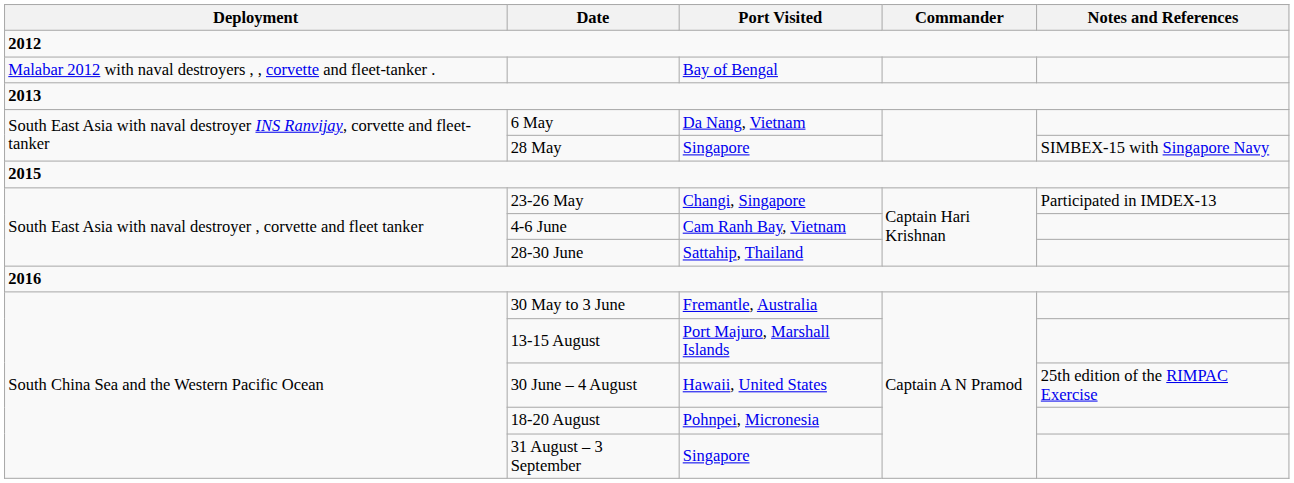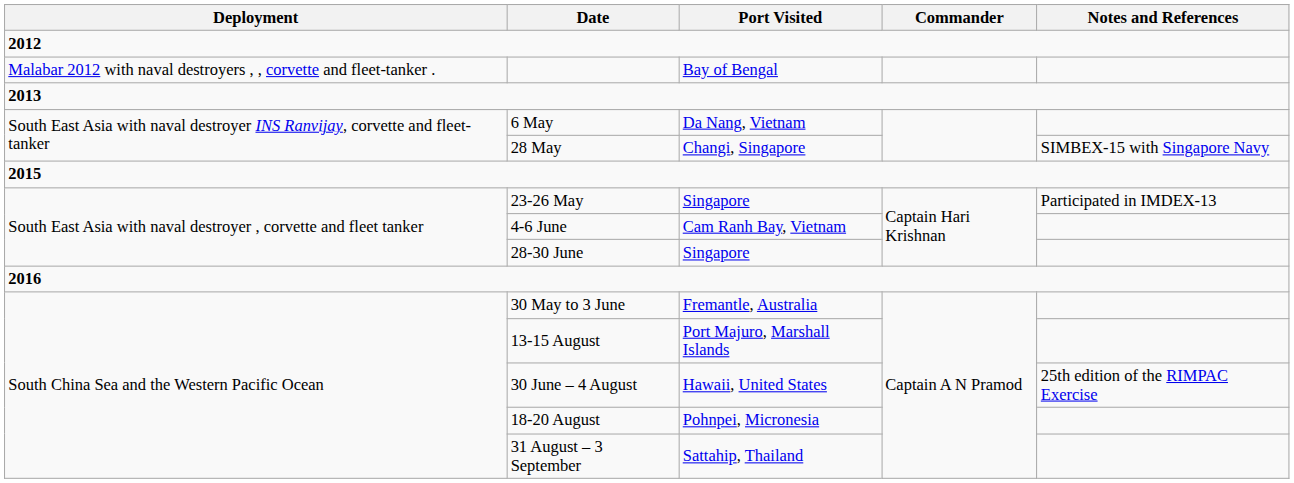(716, 148) Singapore -> (744, 148) Changi, Singapore
(744, 200) Changi, Singapore -> (716, 200) Singapore
(743, 252) Sattahip, Thailand -> (716, 252) Singapore
(716, 455) Singapore -> (743, 455) Sattahip, Thailand
